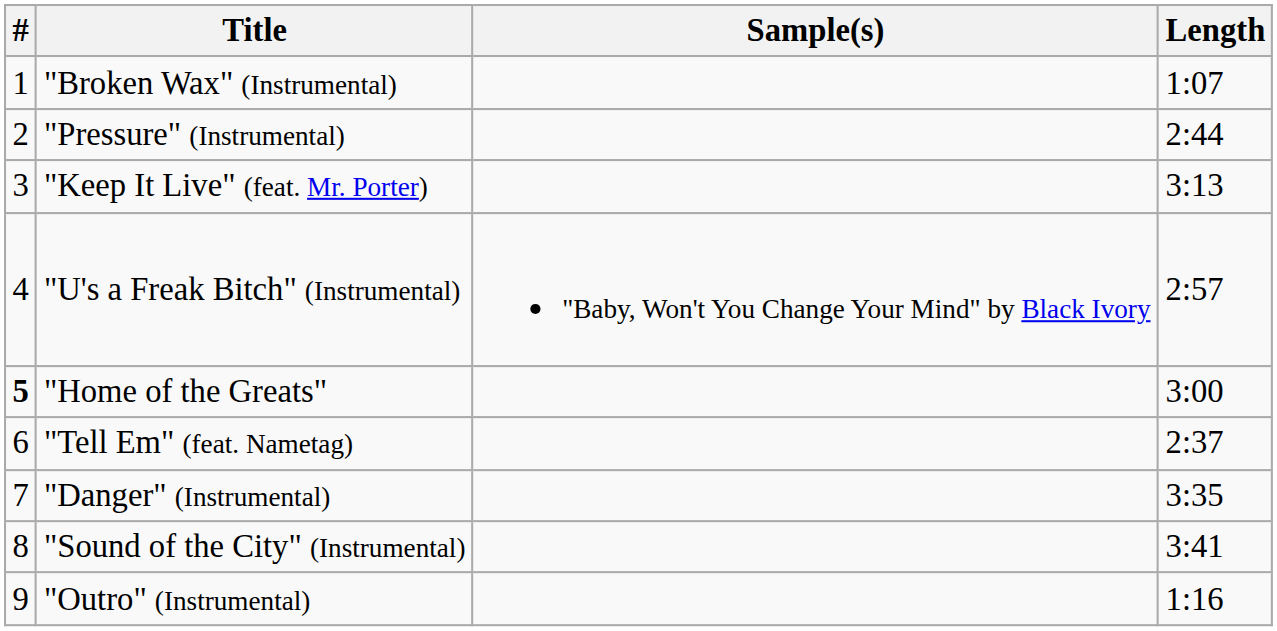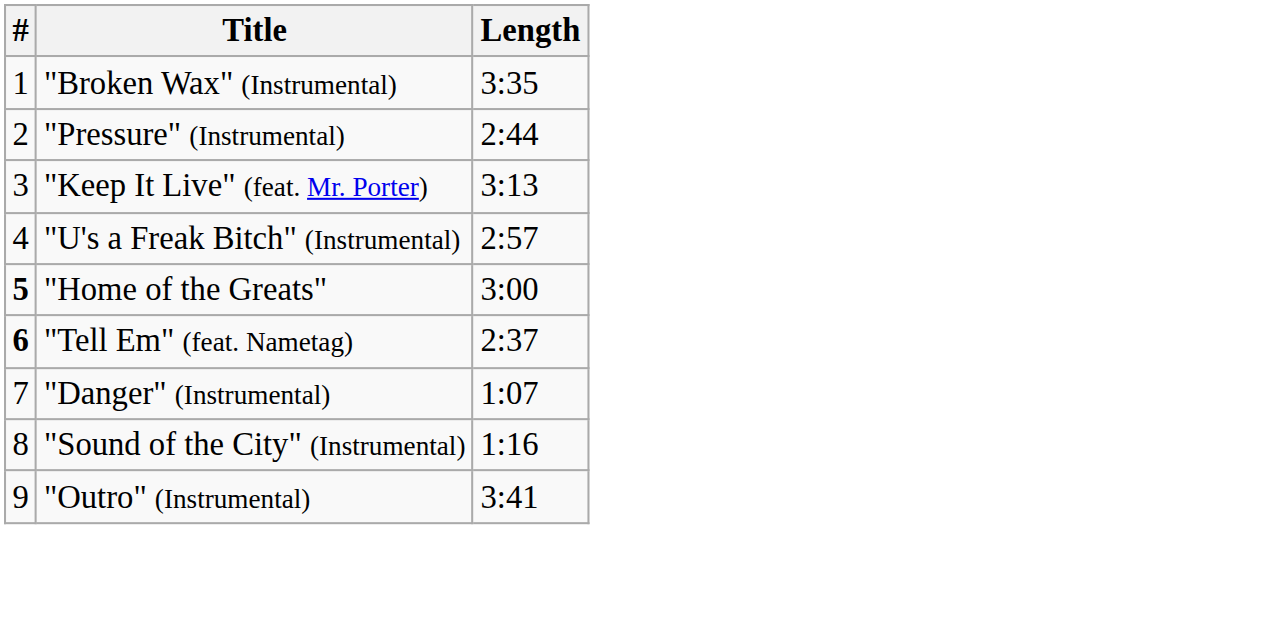- column: (816, 30)
(1195, 82) 1:07 -> (510, 82) 3:35
(21, 442) normal -> (21, 340) bold
(1195, 494) 3:35 -> (510, 392) 1:07
(1195, 546) 3:41 -> (510, 444) 1:16
(1195, 598) 1:16 -> (510, 496) 3:41
